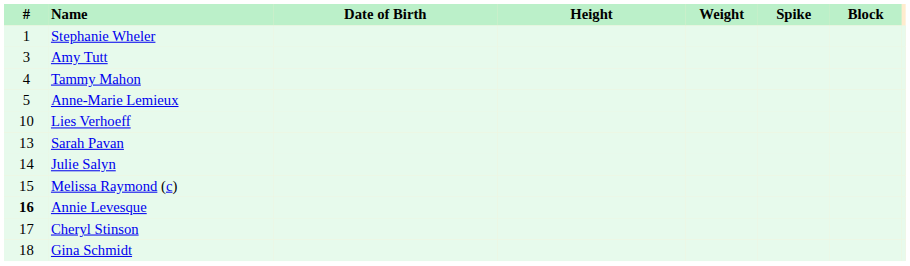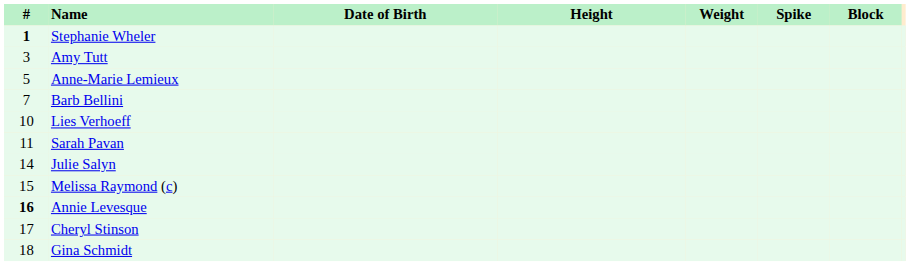(26, 36) normal -> (26, 36) bold
- row: (96, 78)
+ row: (87, 100)
(26, 143) 13 -> (26, 143) 11
